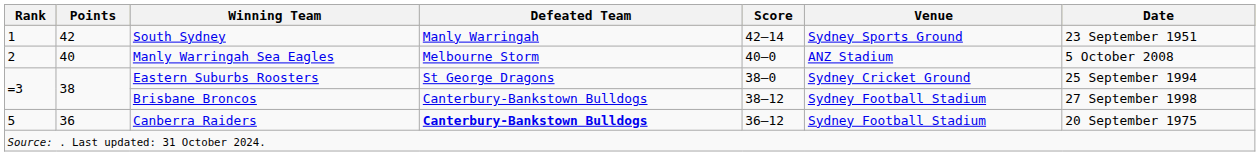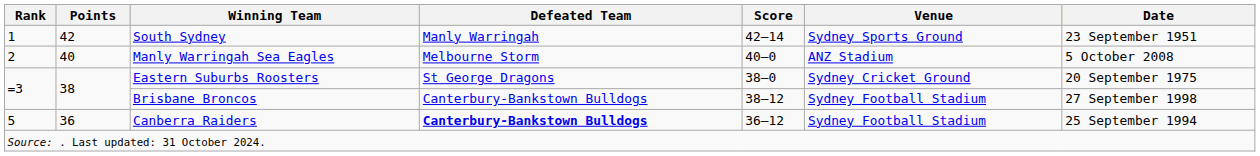(1131, 78) 25 September 1994 -> (1131, 78) 20 September 1975
(1131, 120) 20 September 1975 -> (1131, 120) 25 September 1994
